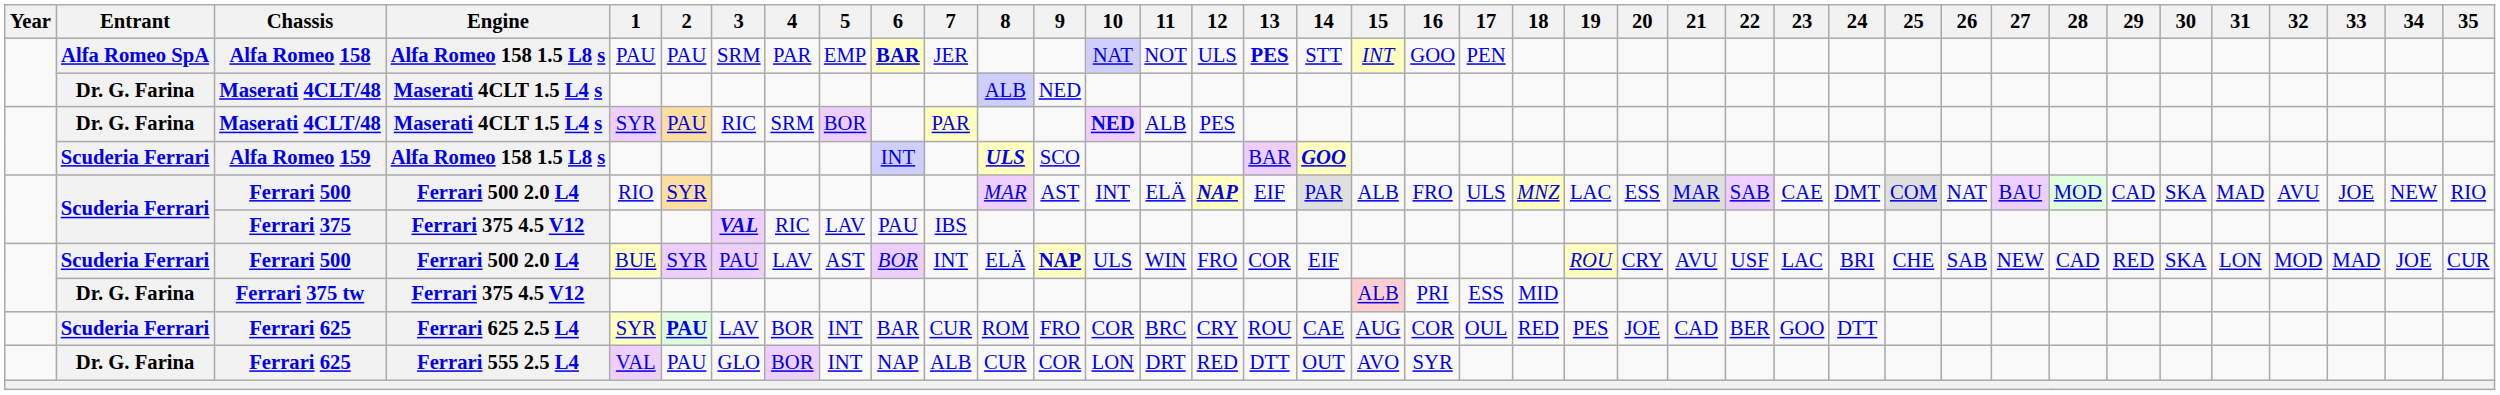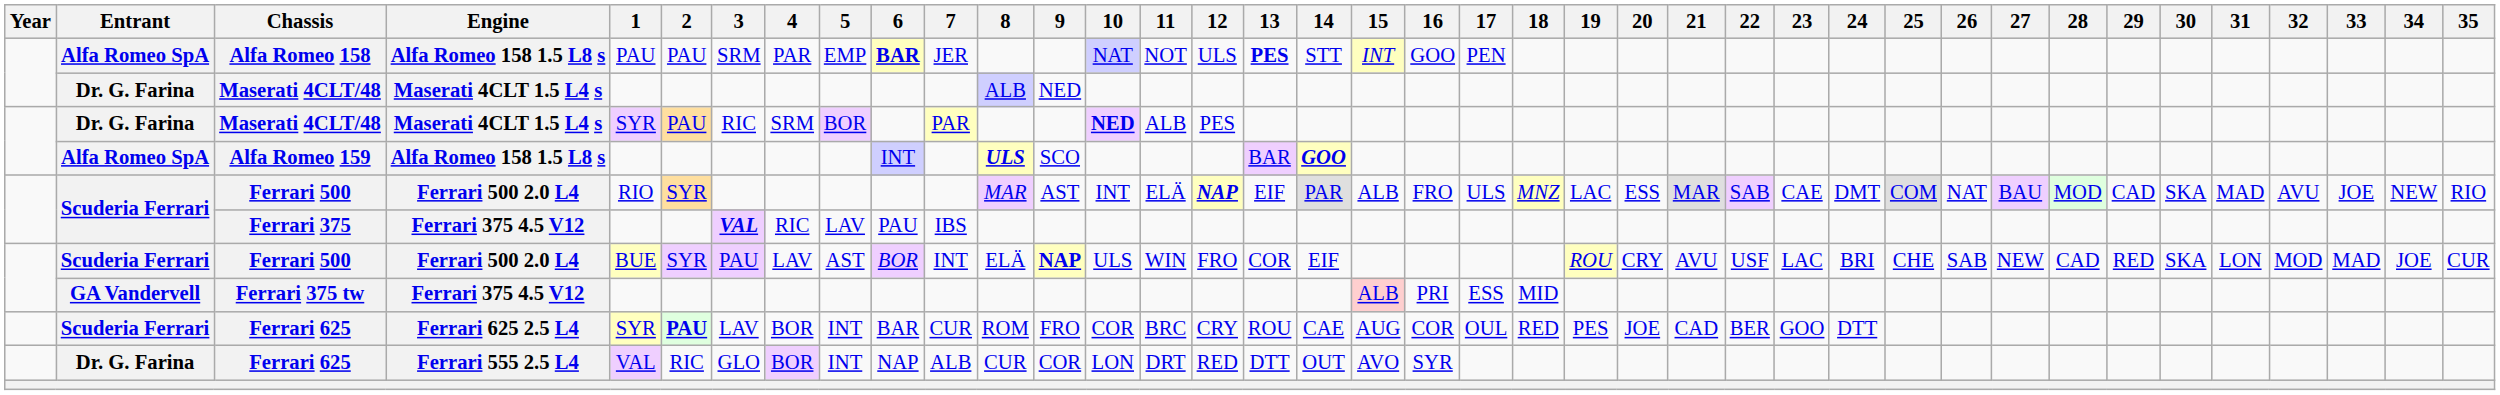(135, 157) Scuderia Ferrari -> (135, 157) Alfa Romeo SpA
(135, 293) Dr. G. Farina -> (135, 293) GA Vandervell
(687, 362) PAU -> (687, 362) RIC
